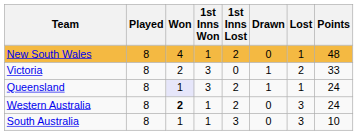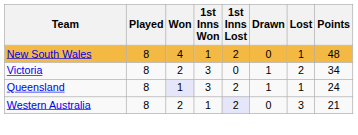(334, 71) 33 -> (334, 71) 34
(180, 105) bold -> (180, 105) normal
(236, 105) no background -> (236, 105) lavender background
(334, 105) 24 -> (334, 105) 21
- row: (43, 122)
